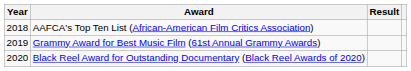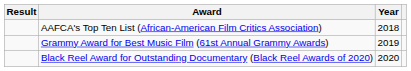columns swapped: (17, 12) <-> (384, 12)
